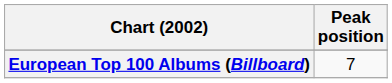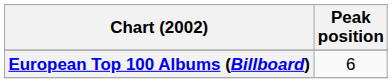(351, 63) 7 -> (351, 63) 6
